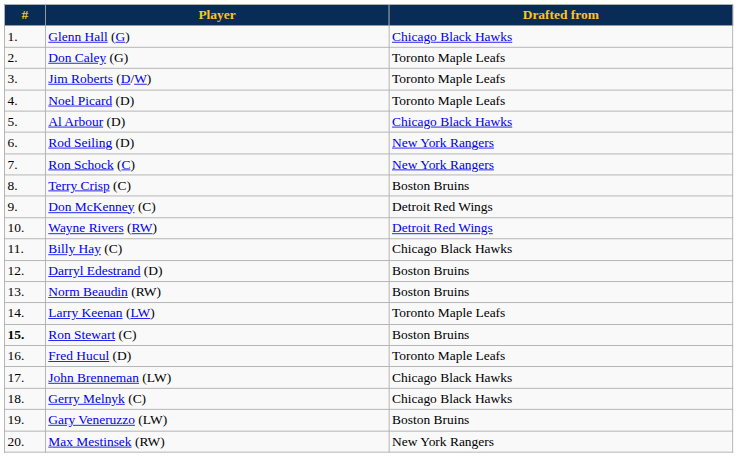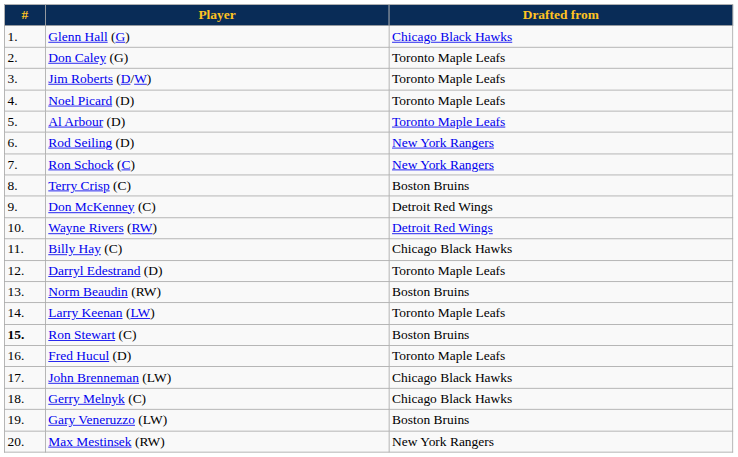(452, 121) Chicago Black Hawks -> (449, 121) Toronto Maple Leafs
(431, 270) Boston Bruins -> (449, 270) Toronto Maple Leafs
